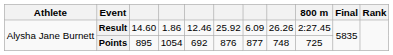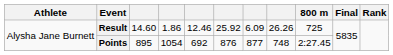(314, 28) 2:27.45 -> (314, 28) 725
(314, 43) 725 -> (314, 43) 2:27.45
